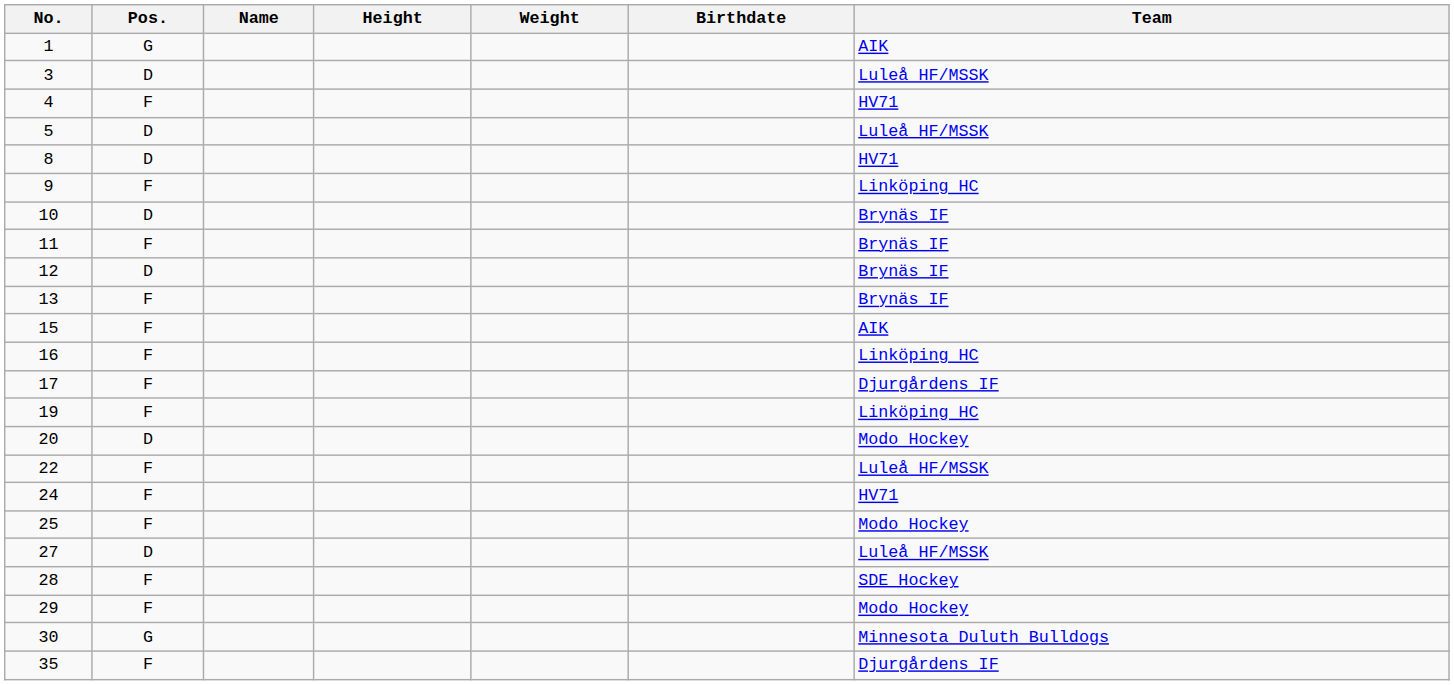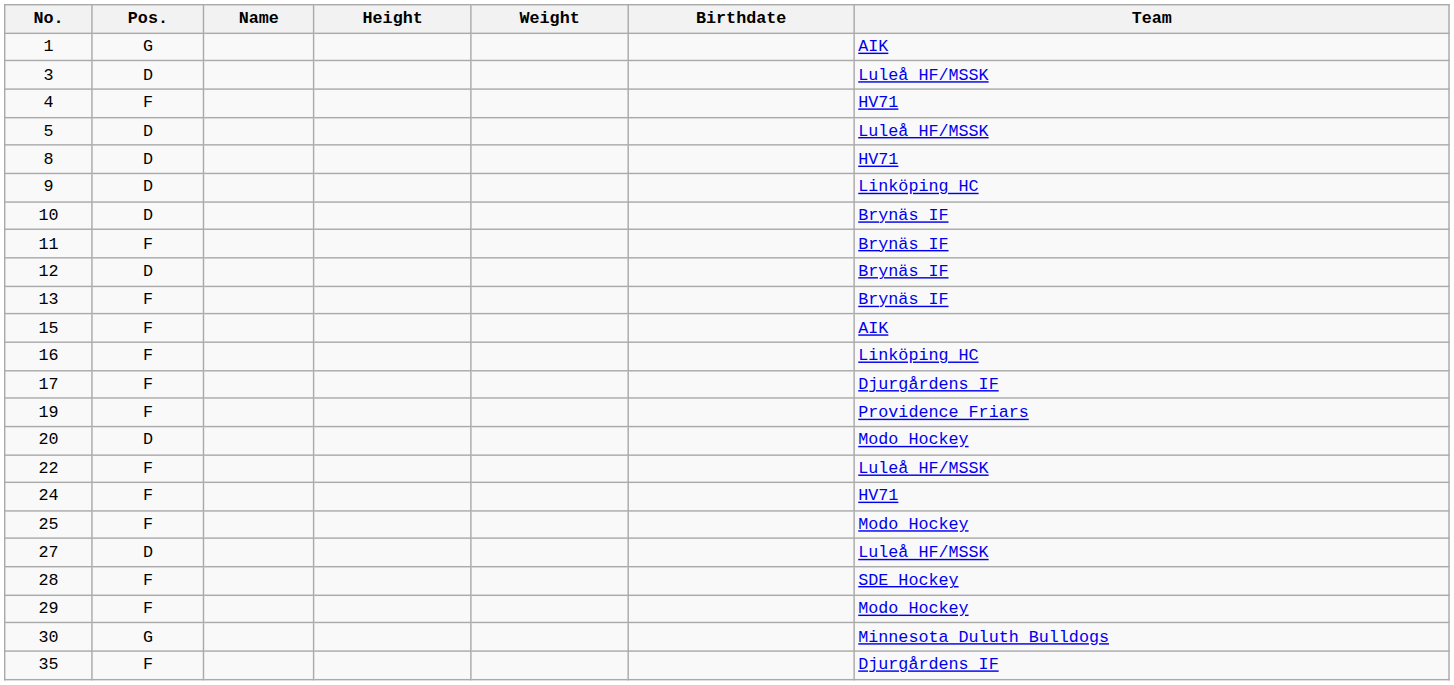(148, 187) F -> (148, 187) D
(918, 412) Linköping HC -> (943, 412) Providence Friars
